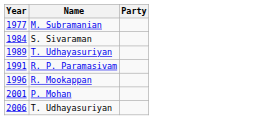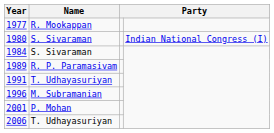(66, 25) M. Subramanian -> (61, 25) R. Mookappan
+ row: (17, 39)
(71, 53) T. Udhayasuriyan -> (74, 66) R. P. Paramasivam
(74, 66) R. P. Paramasivam -> (71, 80) T. Udhayasuriyan
(61, 80) R. Mookappan -> (66, 94) M. Subramanian
